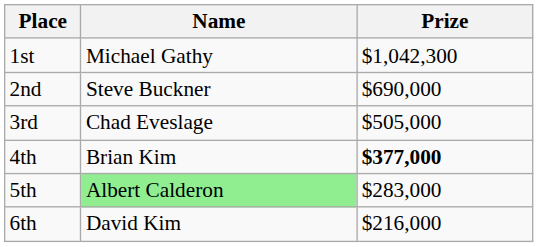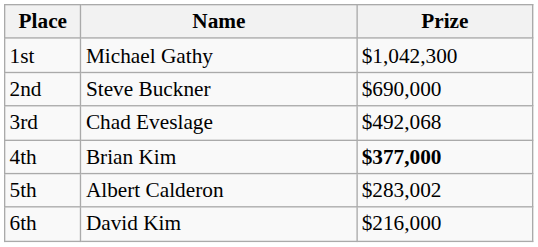(402, 122) $505,000 -> (402, 122) $492,068
(155, 190) lightgreen background -> (155, 190) no background
(402, 190) $283,000 -> (402, 190) $283,002
